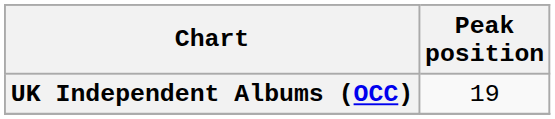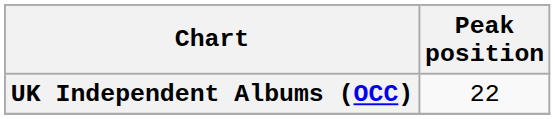(485, 94) 19 -> (485, 94) 22
